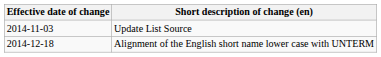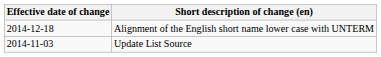rows swapped: (244, 44) <-> (153, 28)
